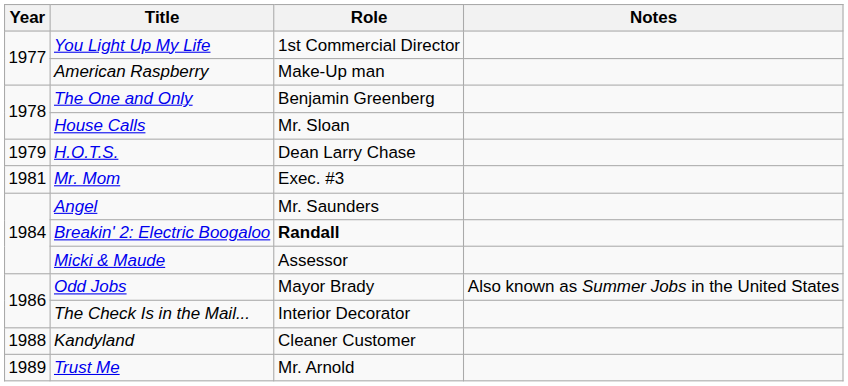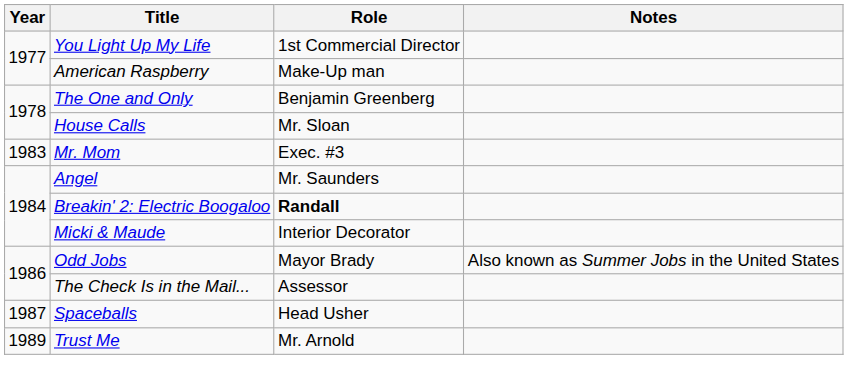- row: (86, 152)
(27, 179) 1981 -> (27, 152) 1983
(313, 260) Assessor -> (344, 233) Interior Decorator
(344, 313) Interior Decorator -> (313, 286) Assessor
+ row: (95, 313)
- row: (94, 340)
